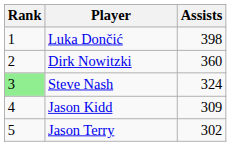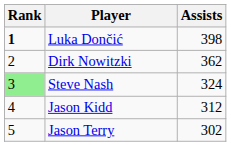(11, 38) normal -> (11, 38) bold
(211, 61) 360 -> (211, 61) 362
(211, 107) 309 -> (211, 107) 312
